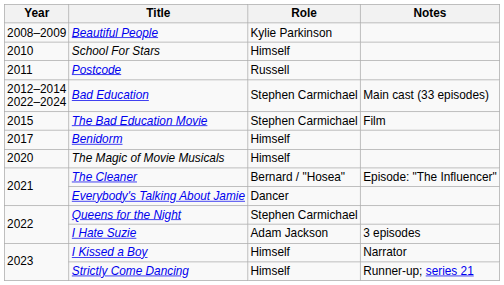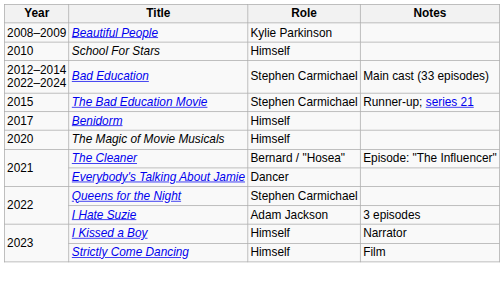- row: (97, 70)
(374, 121) Film -> (418, 102) Runner-up; series 21
(418, 271) Runner-up; series 21 -> (374, 252) Film
